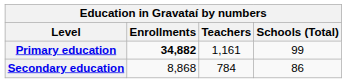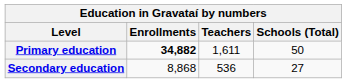(226, 50) 1,161 -> (226, 50) 1,611
(298, 50) 99 -> (298, 50) 50
(226, 68) 784 -> (226, 68) 536
(298, 68) 86 -> (298, 68) 27
